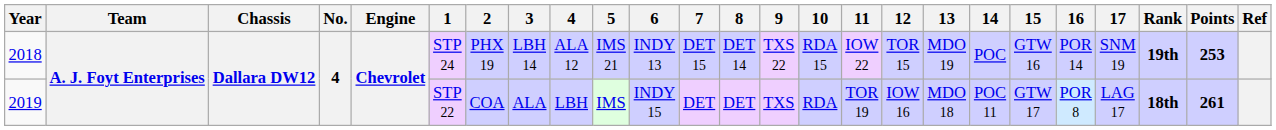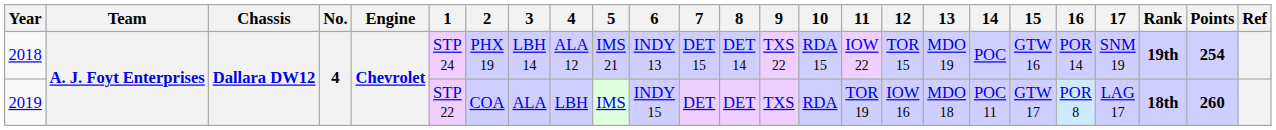(1212, 54) 253 -> (1212, 54) 254
(1212, 101) 261 -> (1212, 101) 260
